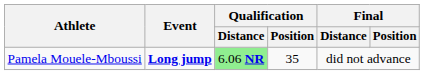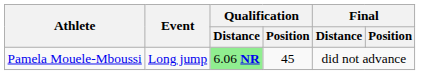(180, 58) bold -> (178, 58) normal
(292, 58) 35 -> (288, 58) 45
